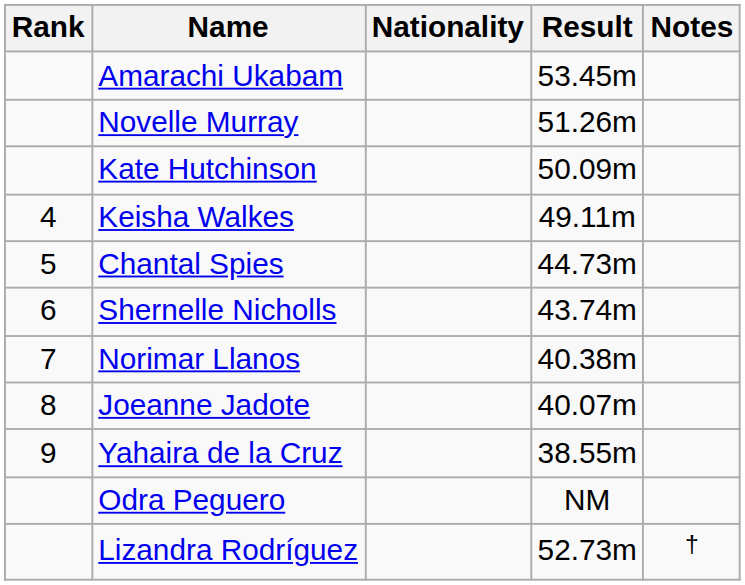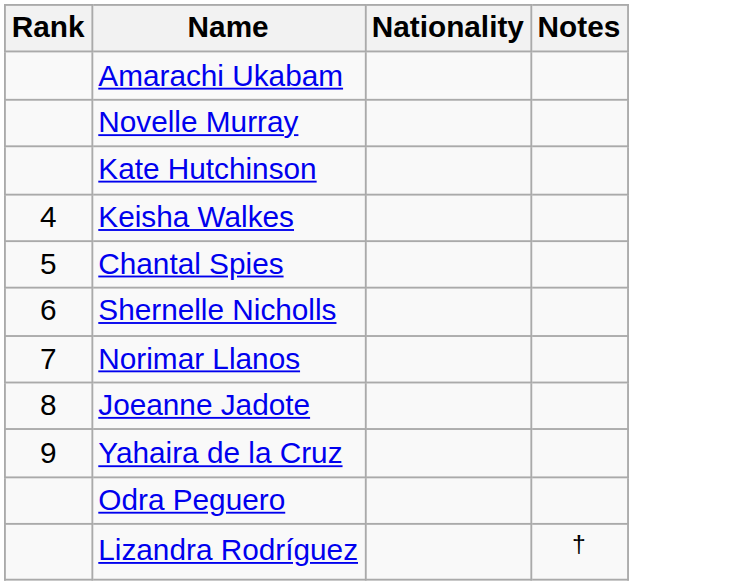- column: (587, 28)
